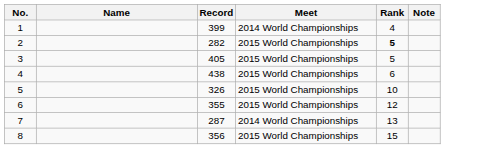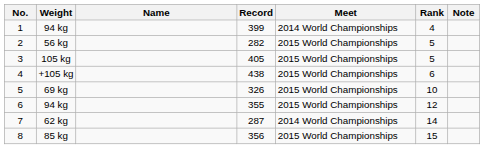+ column: (56, 12)
(392, 43) bold -> (432, 43) normal
(392, 121) 13 -> (432, 121) 14
